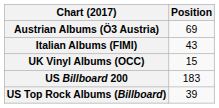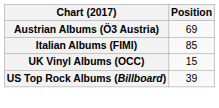(191, 45) 43 -> (191, 45) 85
- row: (86, 78)
